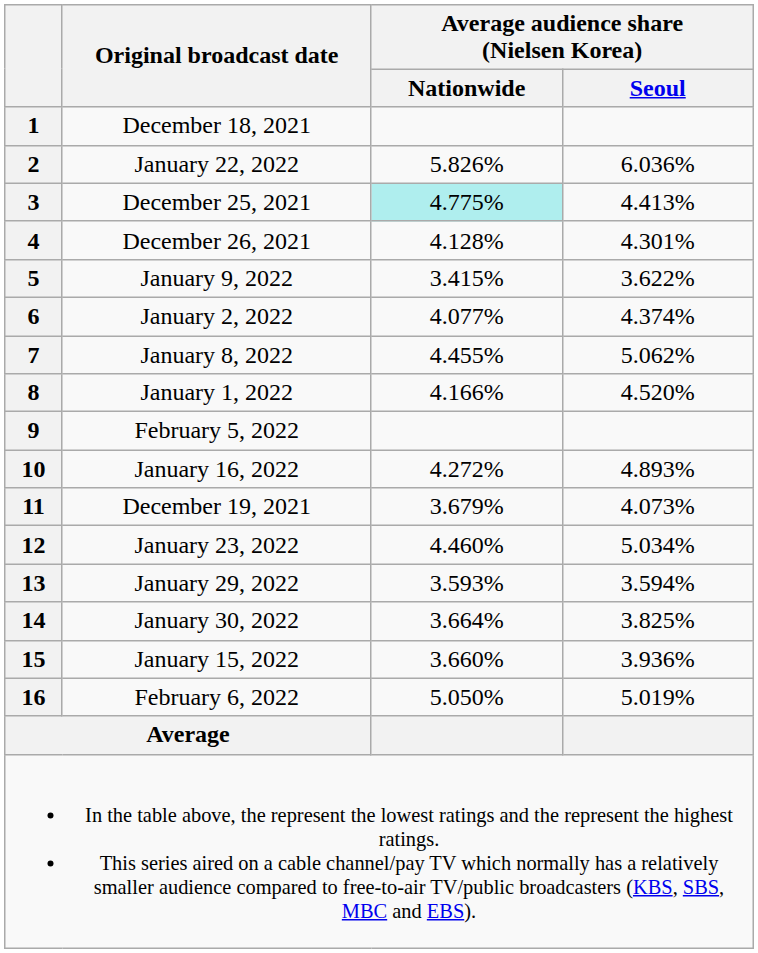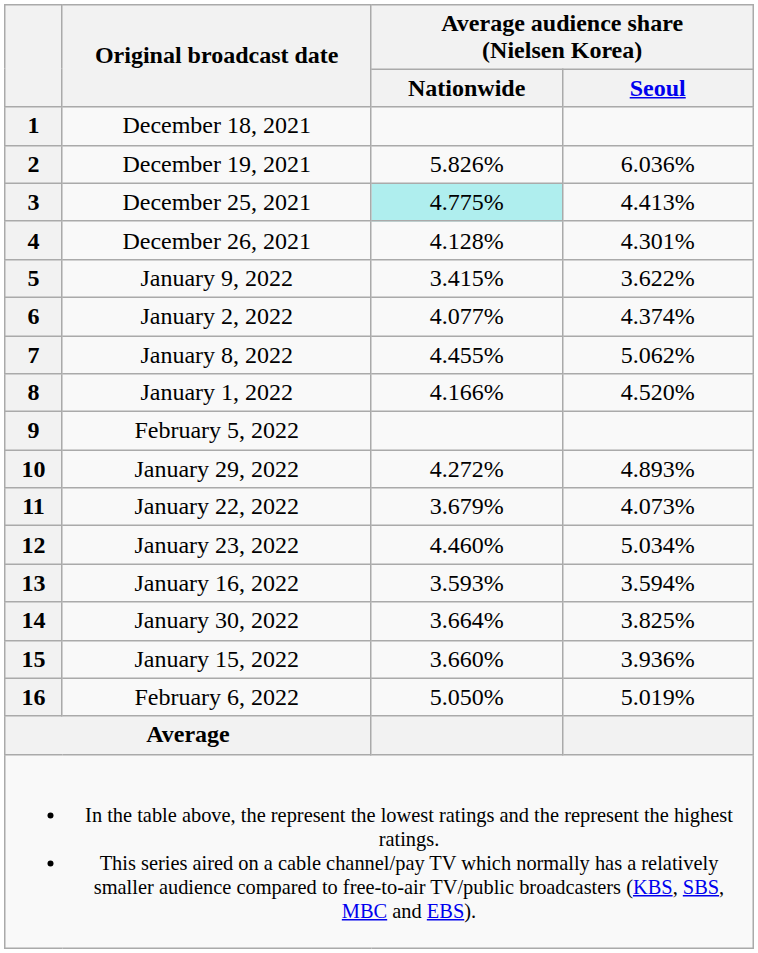(217, 163) January 22, 2022 -> (217, 163) December 19, 2021
(217, 468) January 16, 2022 -> (217, 468) January 29, 2022
(217, 506) December 19, 2021 -> (217, 506) January 22, 2022
(217, 582) January 29, 2022 -> (217, 582) January 16, 2022
